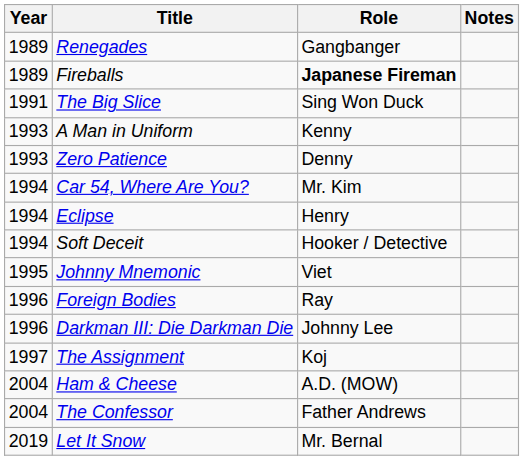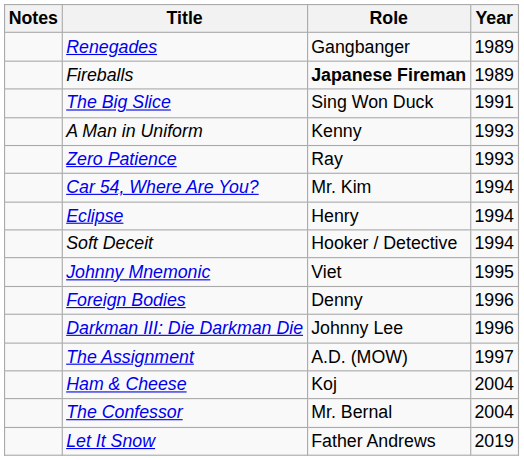columns swapped: (28, 18) <-> (489, 18)
(327, 159) Denny -> (327, 159) Ray
(317, 300) Ray -> (337, 300) Denny
(314, 356) Koj -> (360, 356) A.D. (MOW)
(350, 384) A.D. (MOW) -> (324, 384) Koj
(364, 412) Father Andrews -> (352, 412) Mr. Bernal
(342, 441) Mr. Bernal -> (373, 441) Father Andrews
